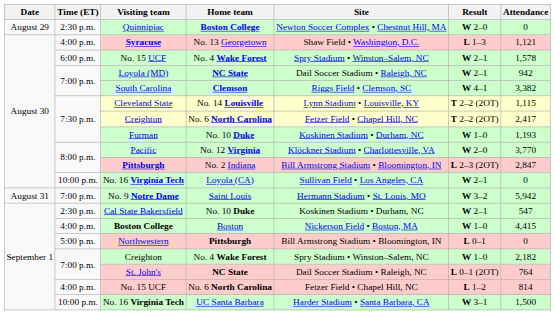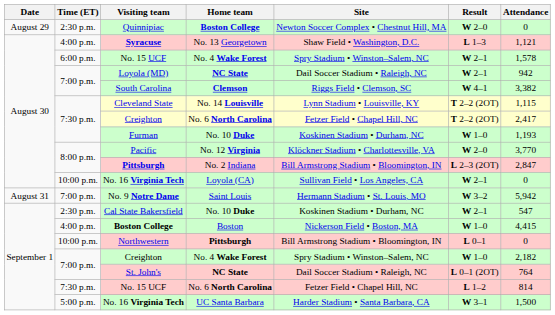(78, 241) 5:00 p.m. -> (78, 241) 10:00 p.m.
(78, 287) 4:00 p.m. -> (78, 287) 7:30 p.m.
(78, 302) 10:00 p.m. -> (78, 302) 5:00 p.m.
